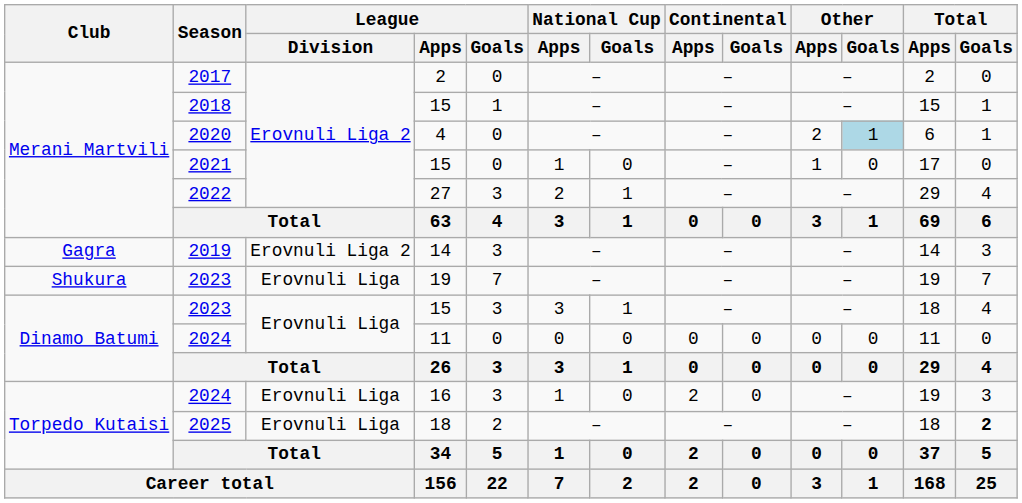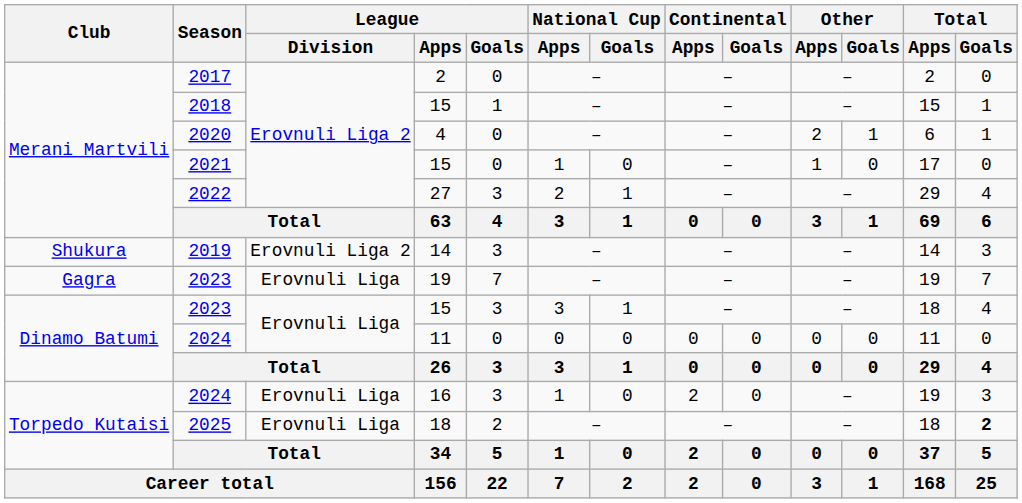(873, 135) lightblue background -> (873, 135) no background
(89, 251) Gagra -> (89, 251) Shukura
(89, 280) Shukura -> (89, 280) Gagra
